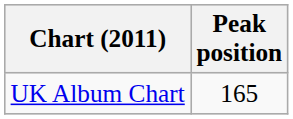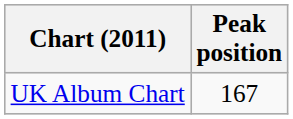(239, 93) 165 -> (239, 93) 167
